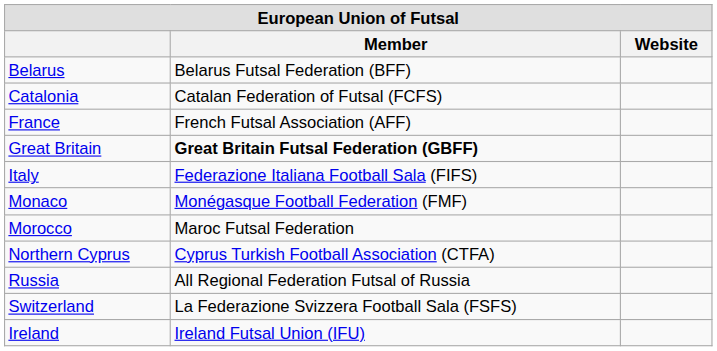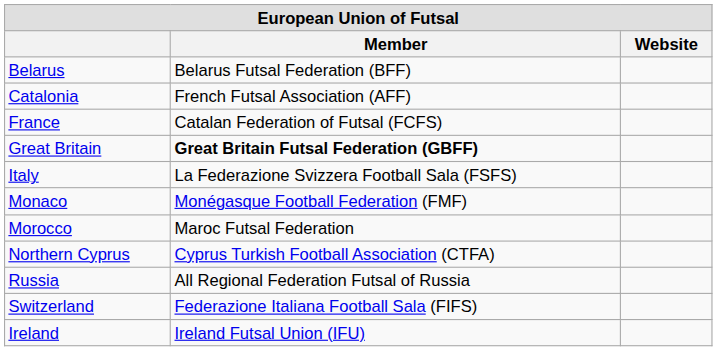(308, 97) Catalan Federation of Futsal (FCFS) -> (293, 97) French Futsal Association (AFF)
(293, 123) French Futsal Association (AFF) -> (308, 123) Catalan Federation of Futsal (FCFS)
(326, 175) Federazione Italiana Football Sala (FIFS) -> (346, 175) La Federazione Svizzera Football Sala (FSFS)
(346, 306) La Federazione Svizzera Football Sala (FSFS) -> (326, 306) Federazione Italiana Football Sala (FIFS)
